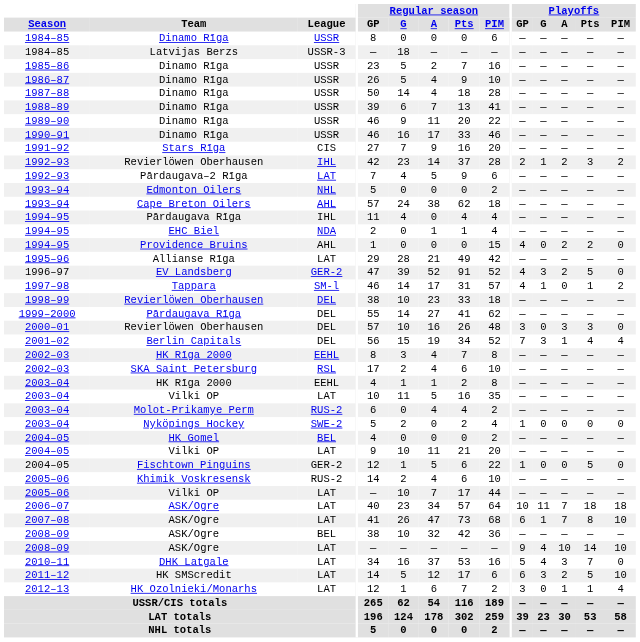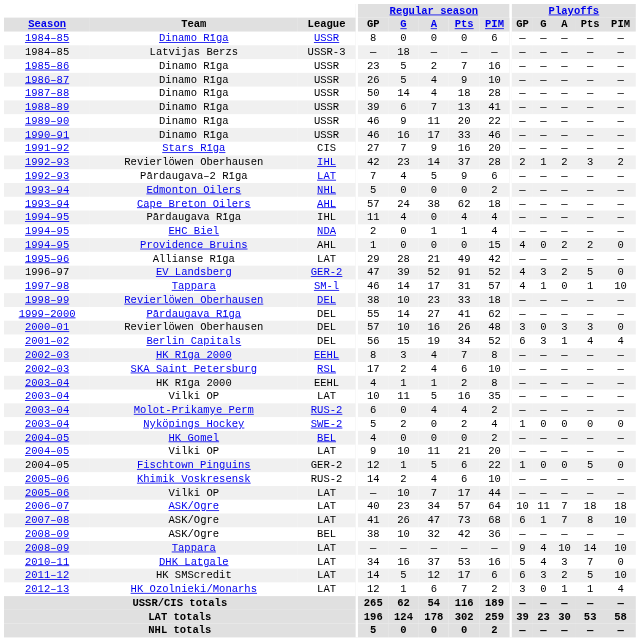(621, 286) 2 -> (621, 286) 10
(523, 341) 7 -> (523, 341) 6
(194, 548) ASK/Ogre -> (194, 548) Tappara
